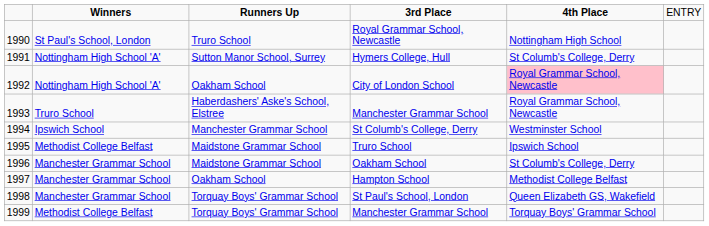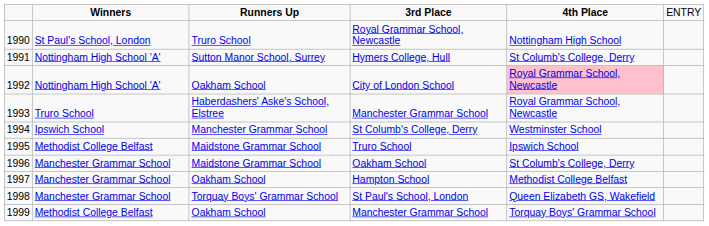(265, 212) Torquay Boys' Grammar School -> (229, 212) Oakham School
